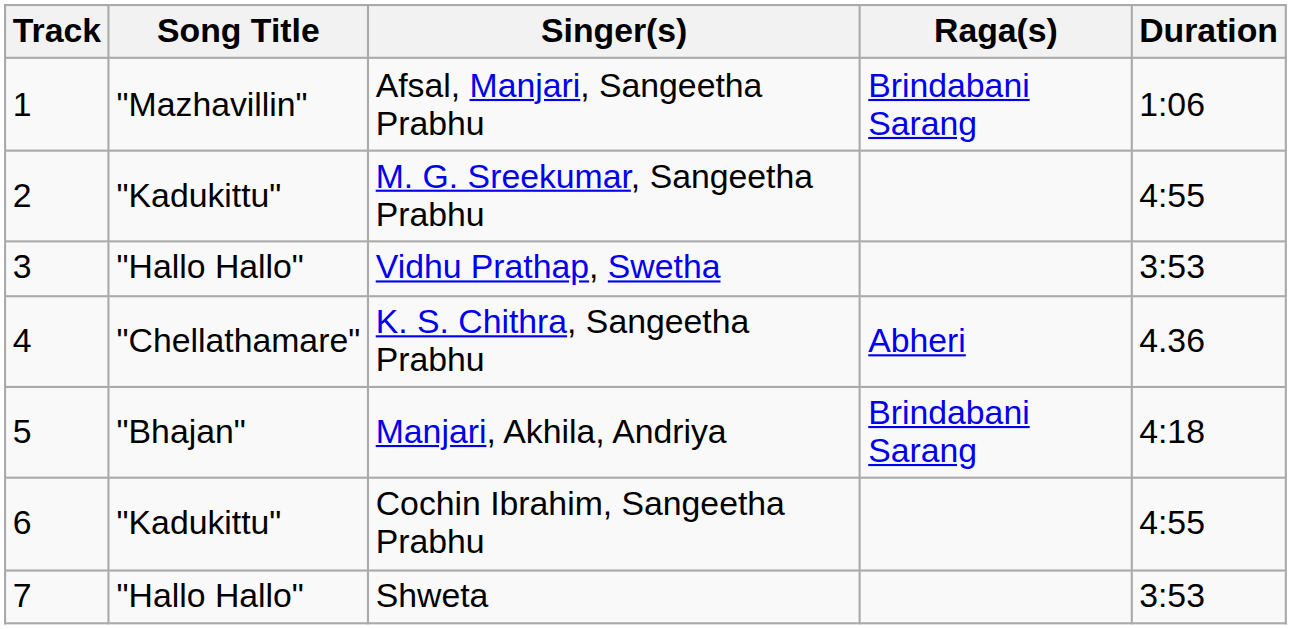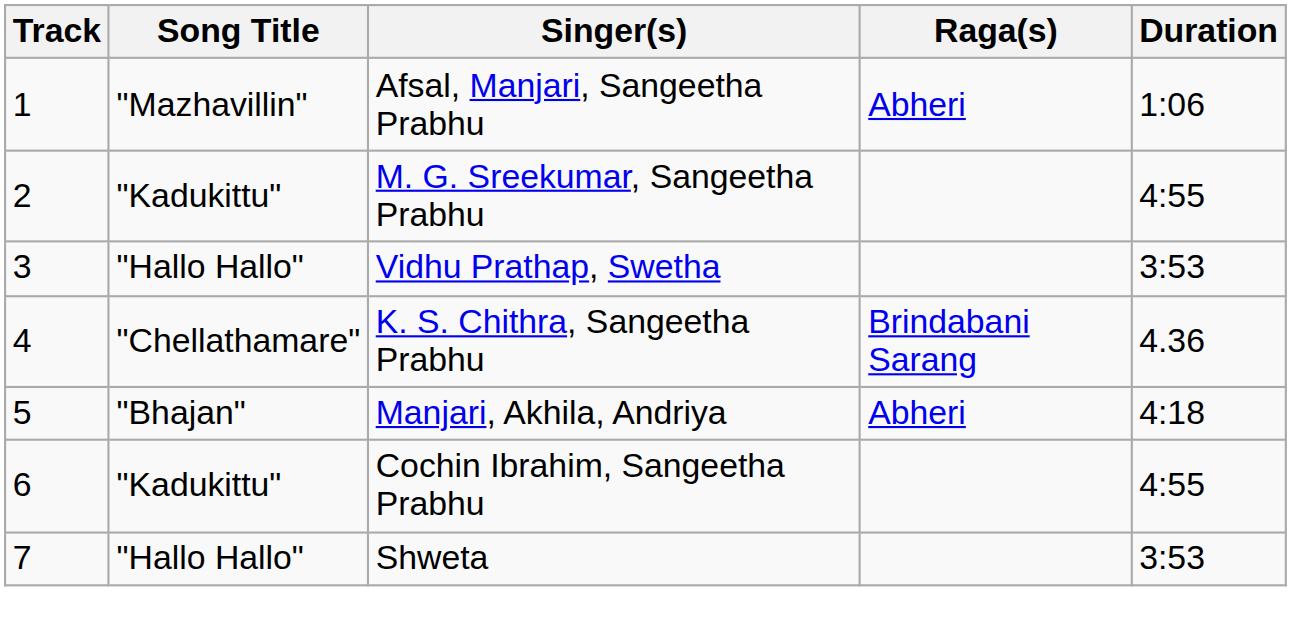(949, 103) Brindabani Sarang -> (917, 103) Abheri
(917, 340) Abheri -> (949, 340) Brindabani Sarang
(949, 431) Brindabani Sarang -> (917, 412) Abheri
